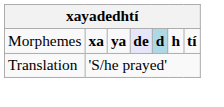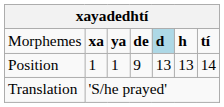(141, 41) lavender background -> (141, 41) no background
+ row: (33, 65)
